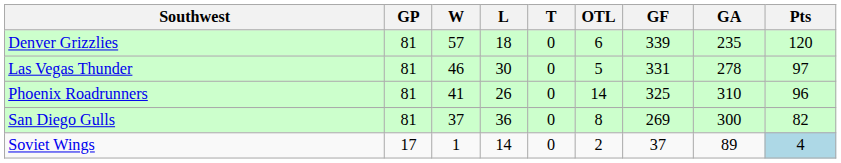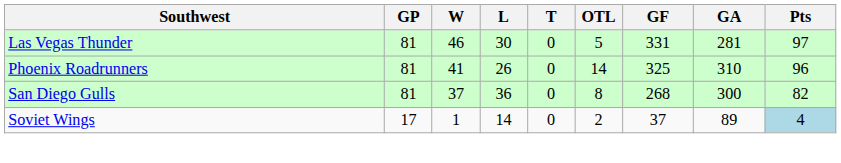- row: (63, 42)
(729, 68) 278 -> (729, 42) 281
(658, 119) 269 -> (658, 94) 268
